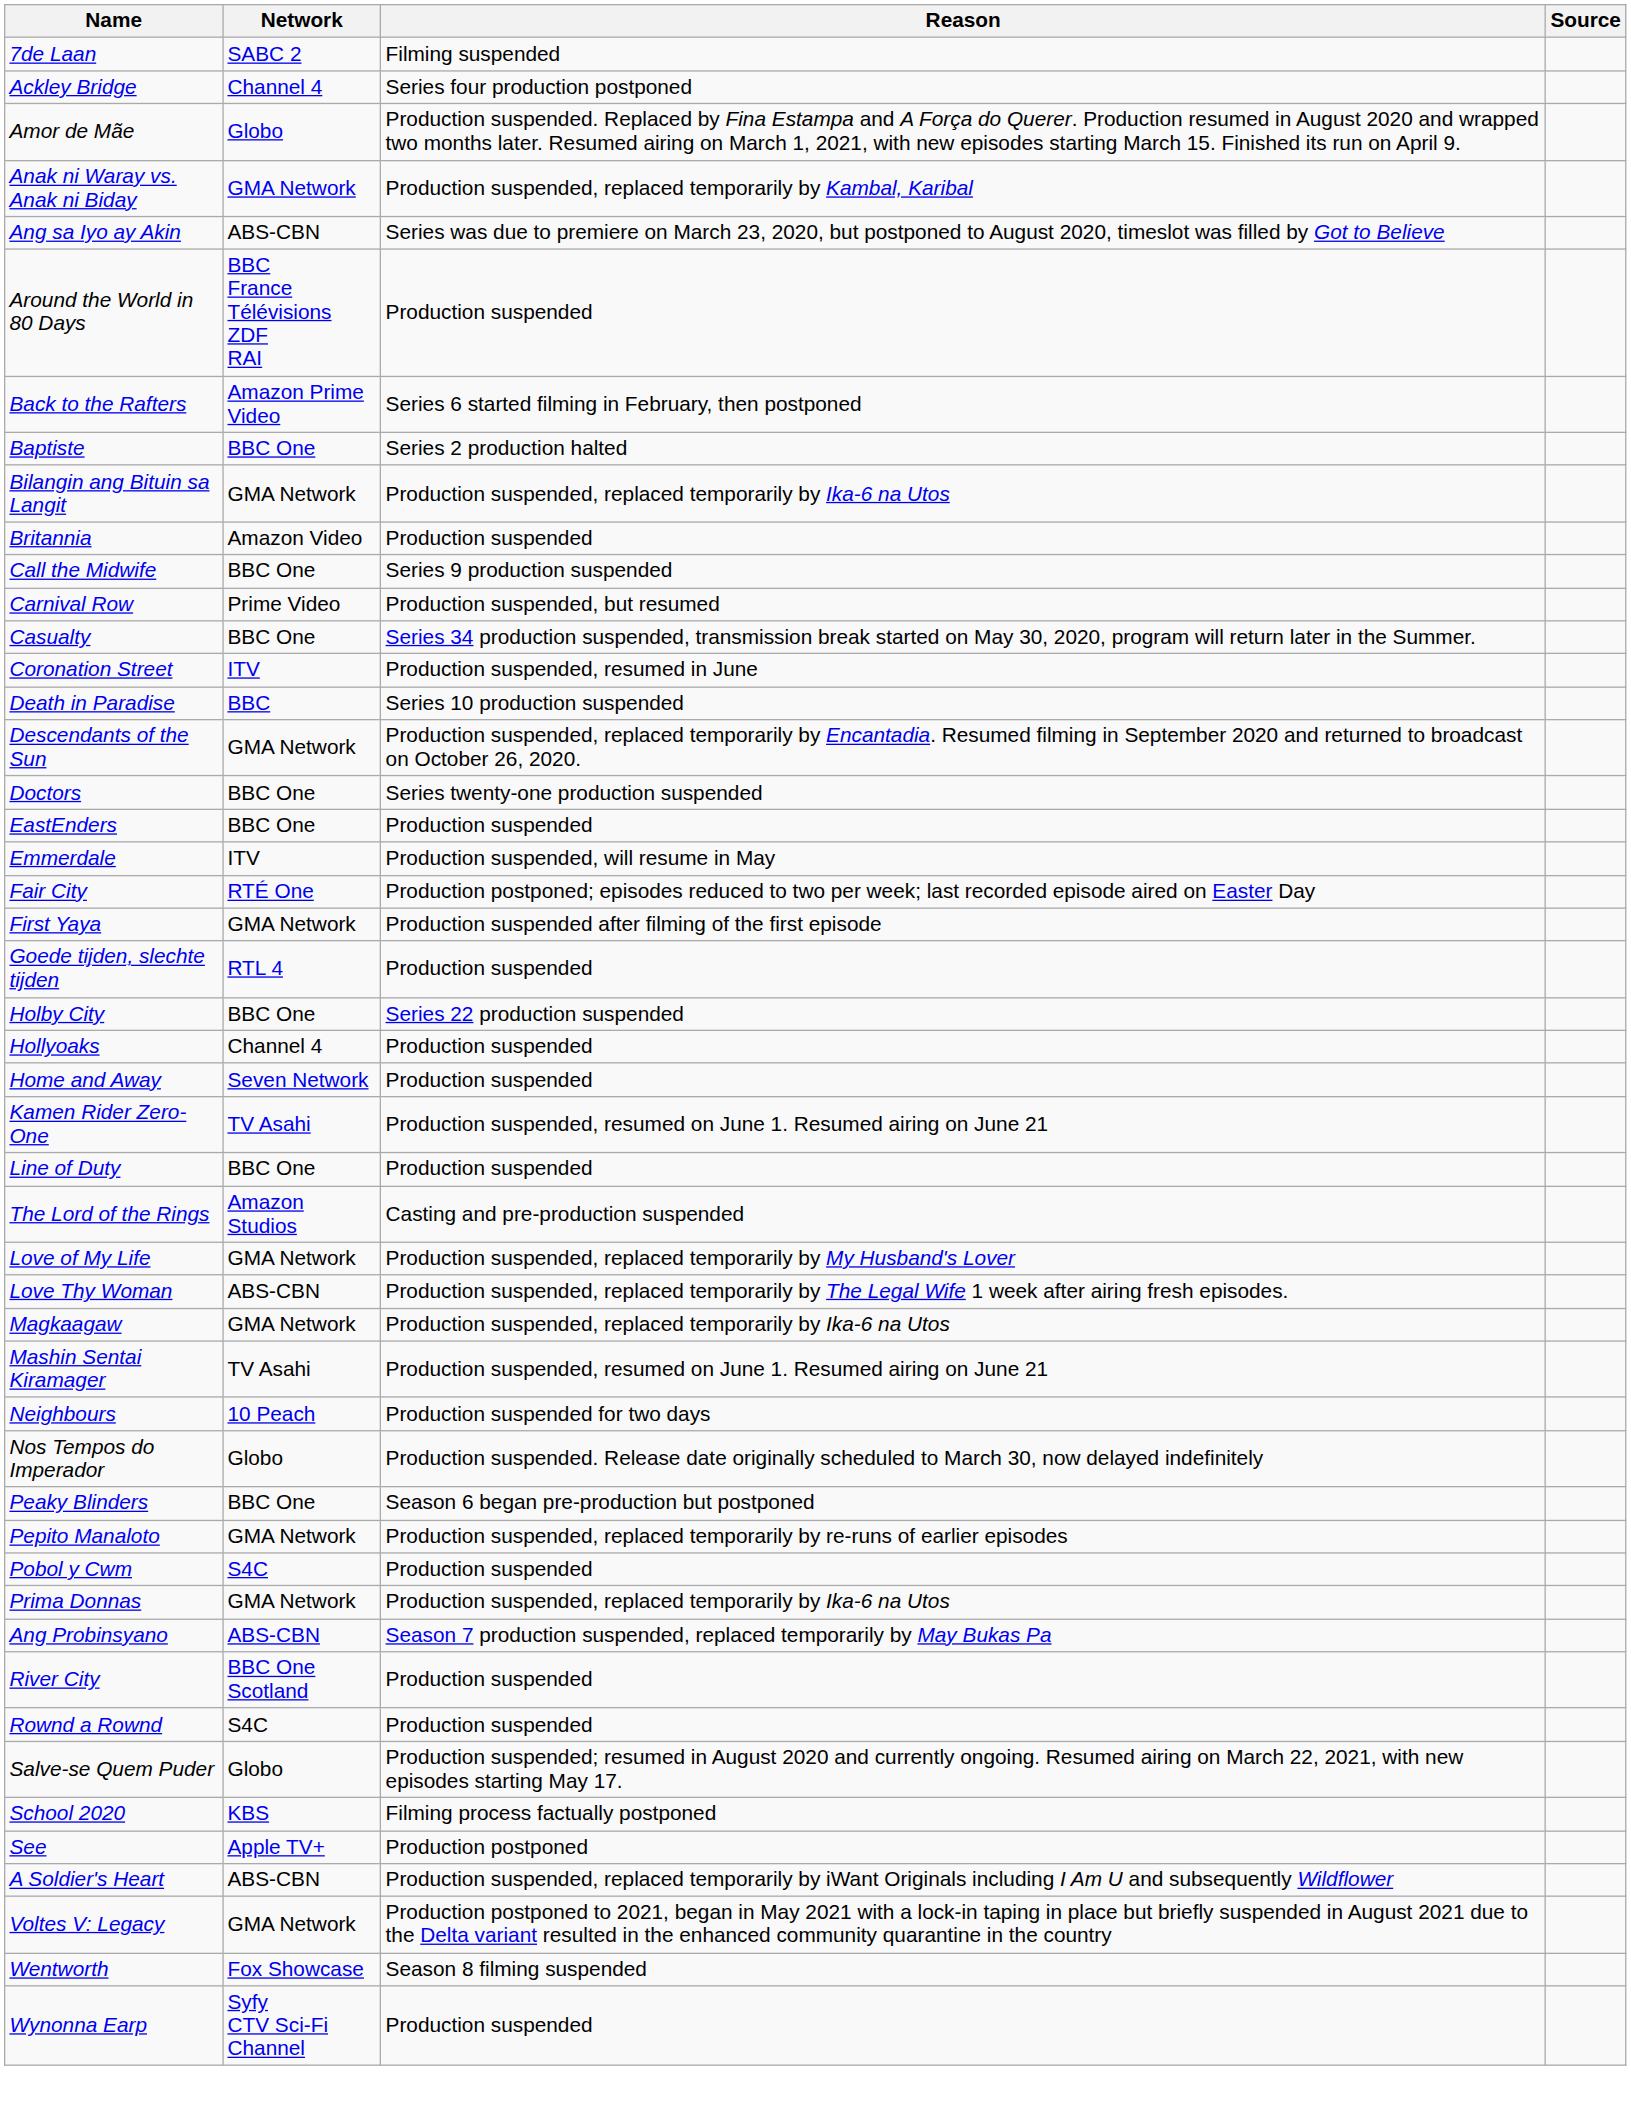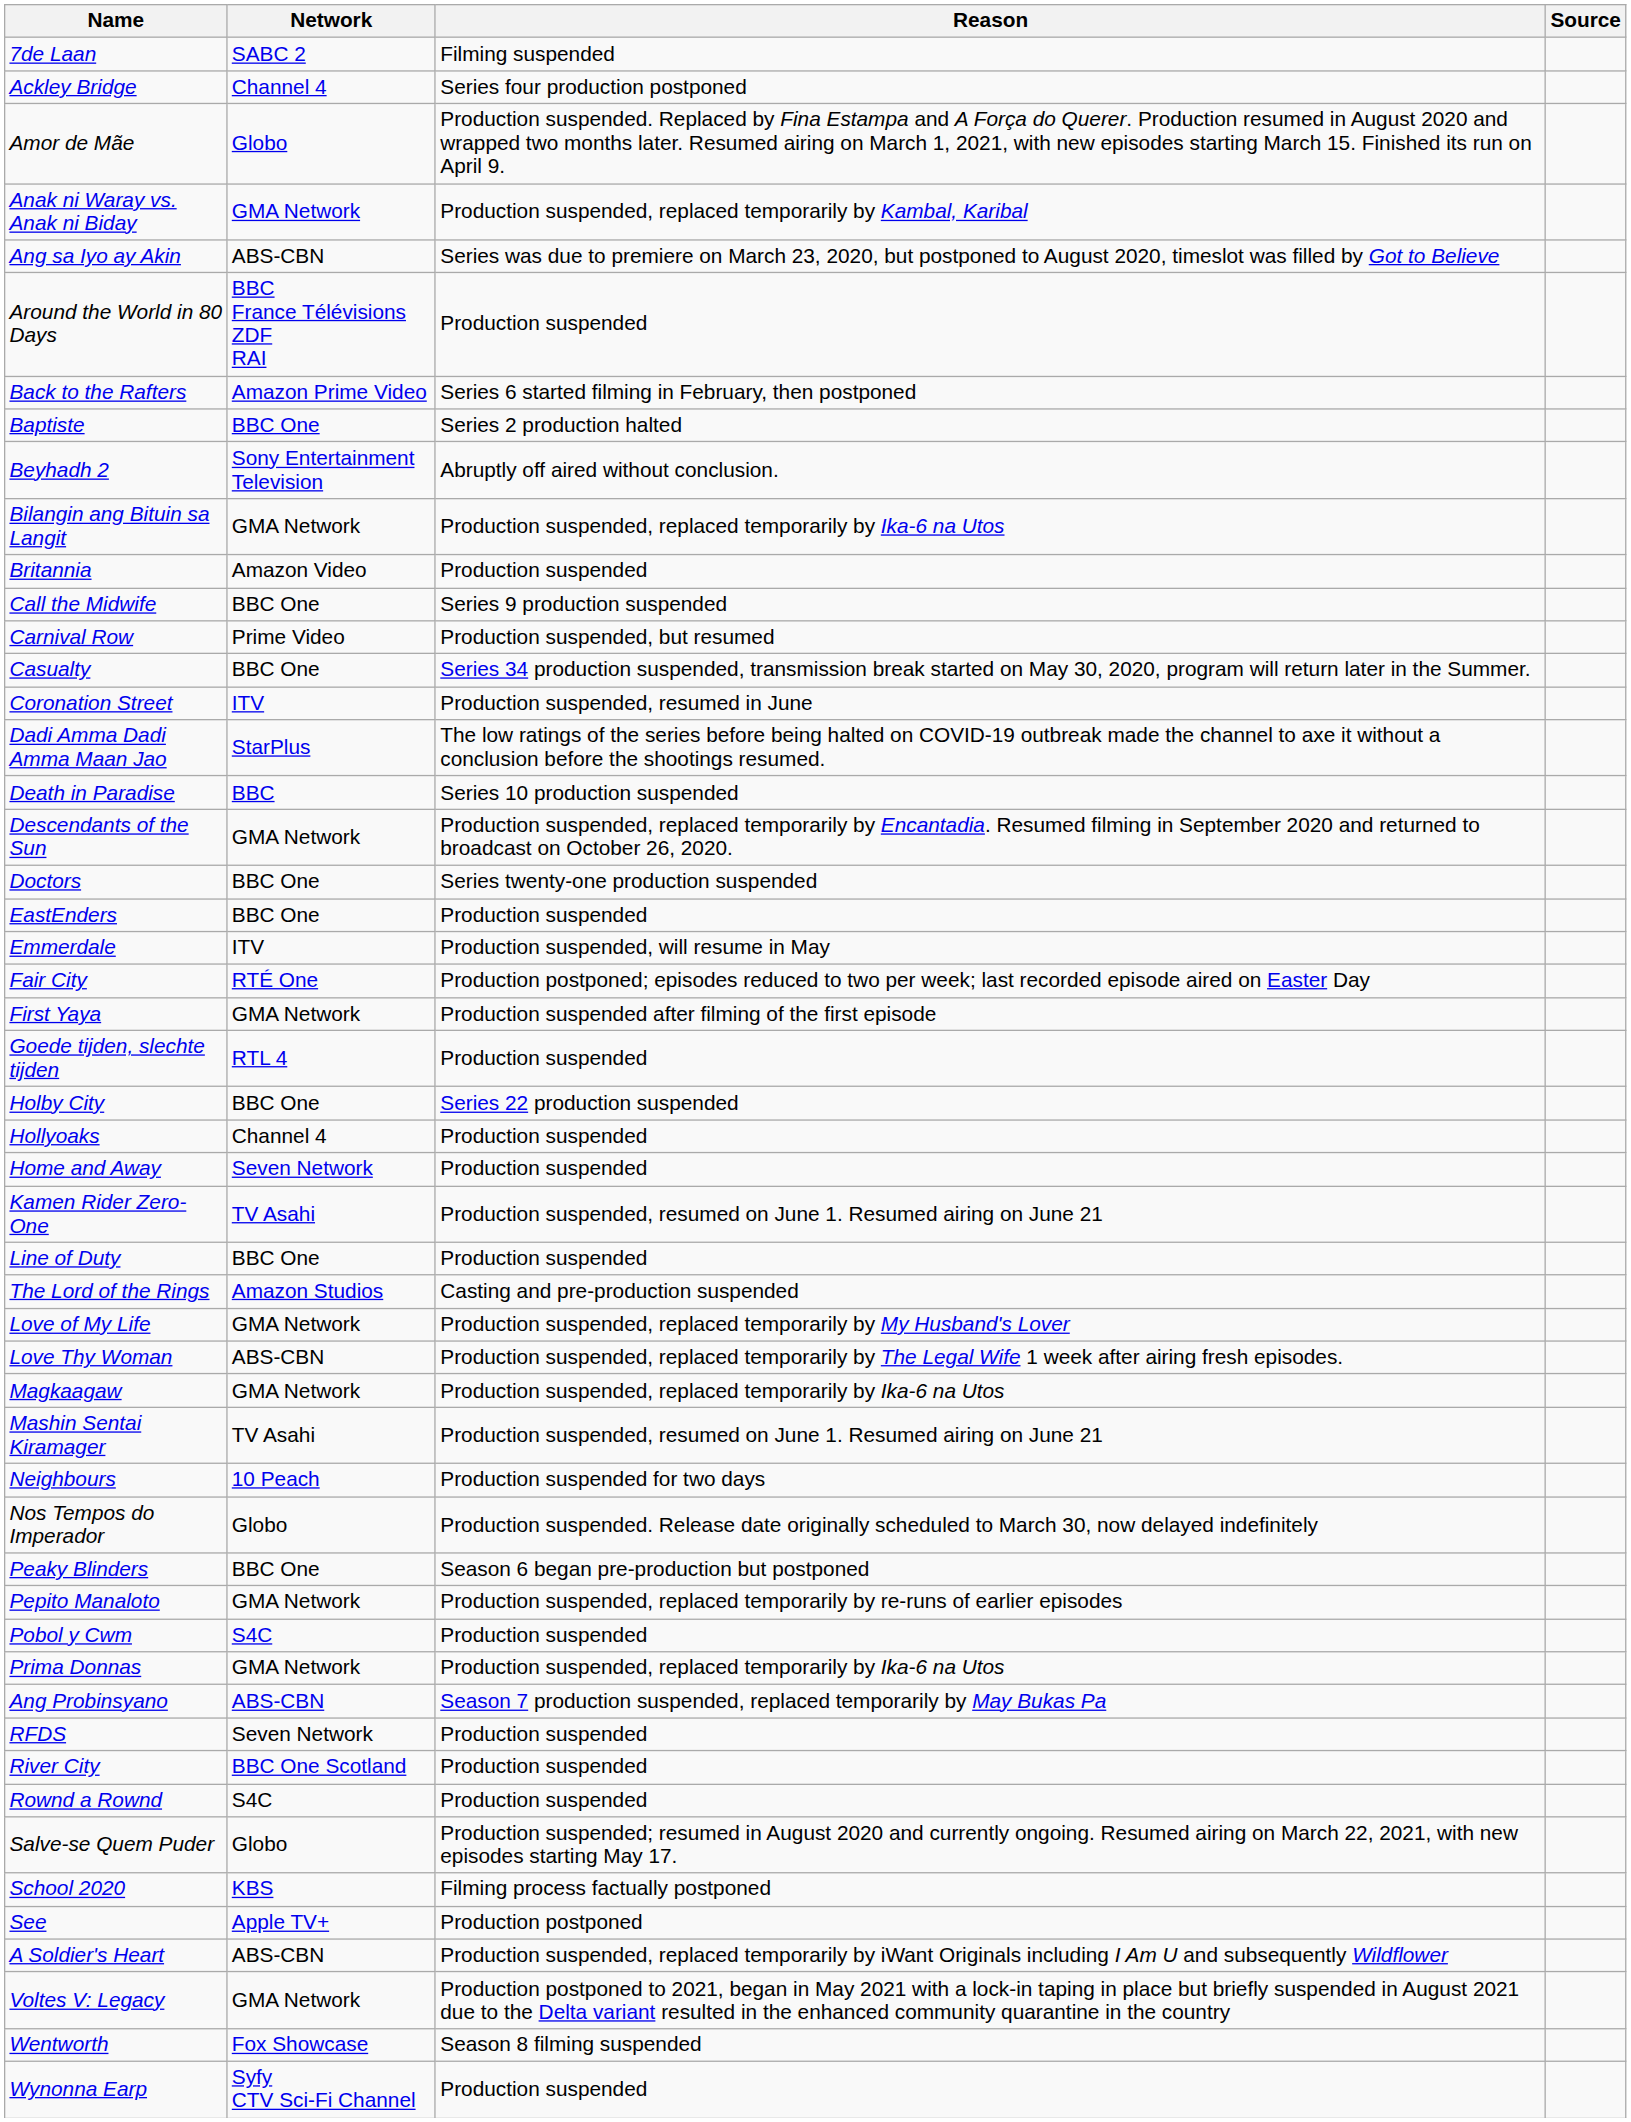+ row: (59, 469)
+ row: (88, 747)
+ row: (38, 1734)
